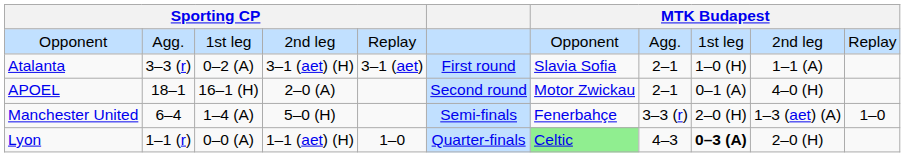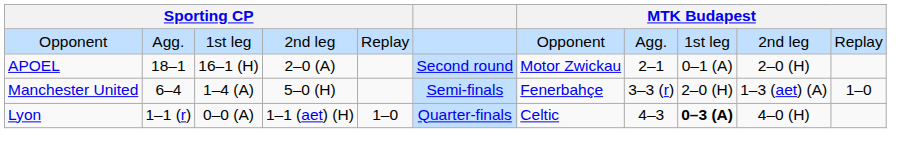- row: (37, 66)
(798, 90) 4–0 (H) -> (784, 66) 2–0 (H)
(554, 139) lightgreen background -> (540, 115) no background
(798, 139) 2–0 (H) -> (784, 115) 4–0 (H)
